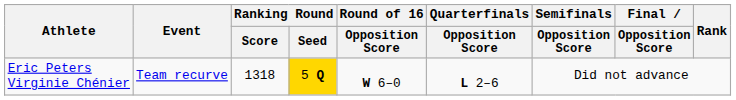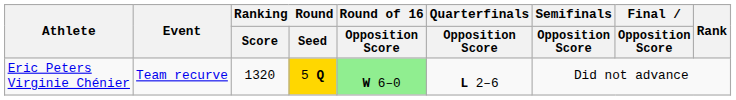(260, 76) 1318 -> (260, 76) 1320
(382, 84) no background -> (382, 84) lightgreen background
